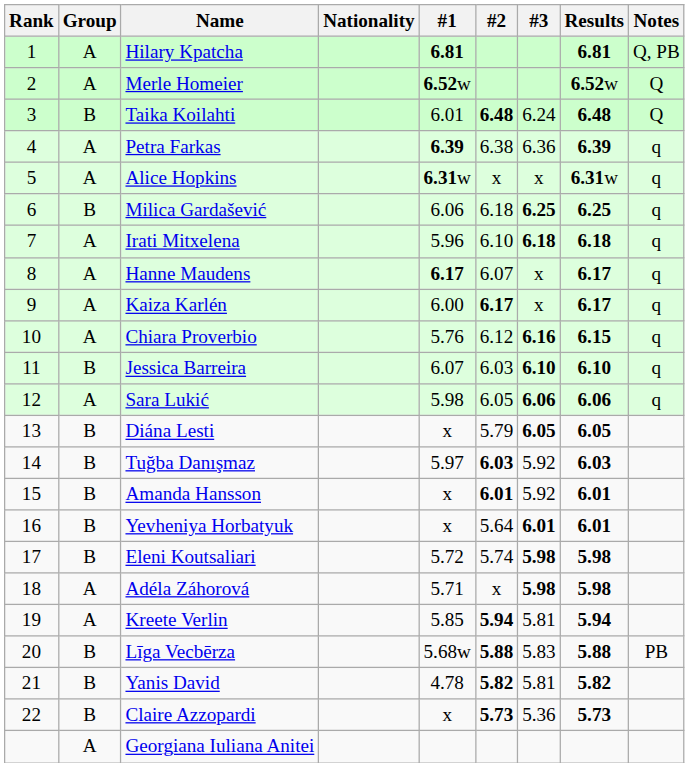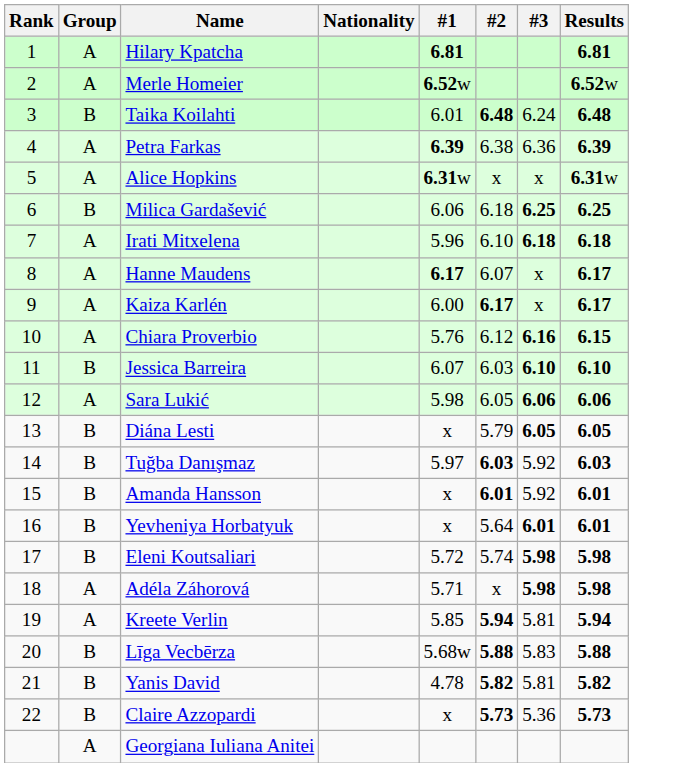- column: (656, 20)
